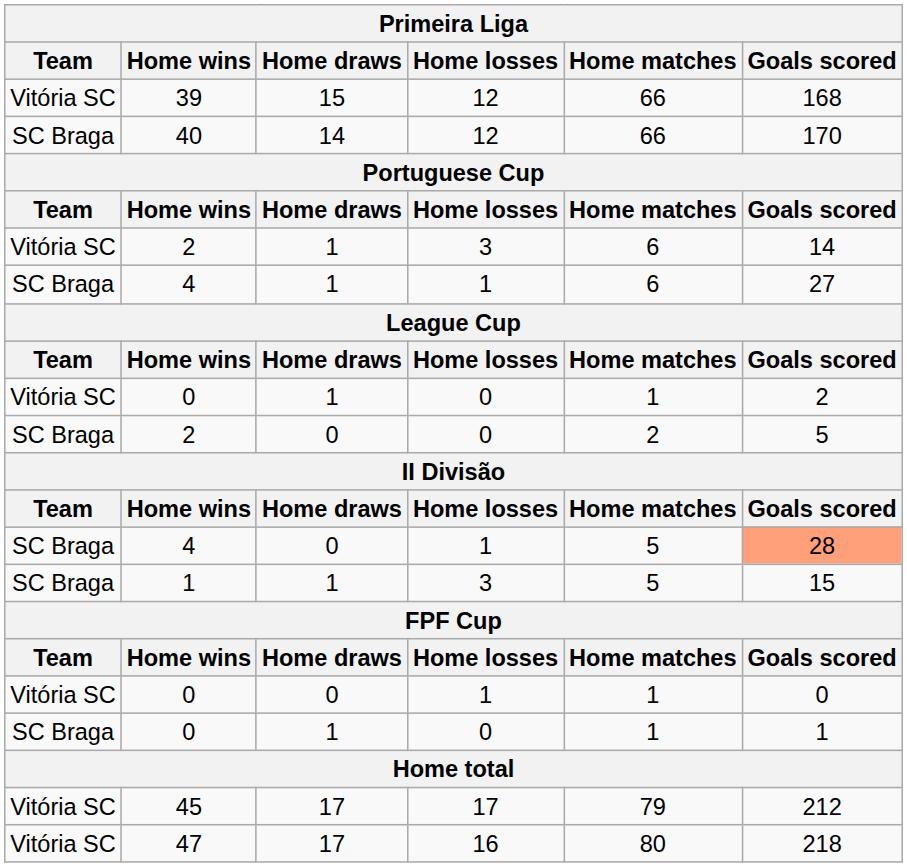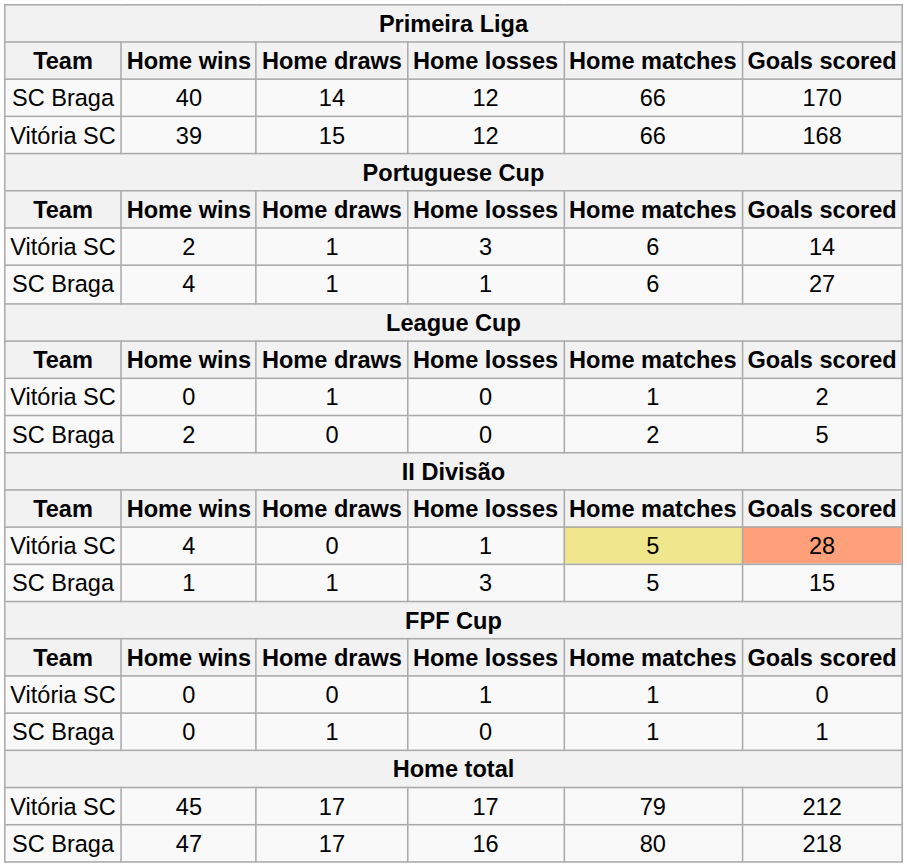rows swapped: (189, 98) <-> (189, 136)
(63, 546) SC Braga -> (63, 546) Vitória SC
(653, 546) no background -> (653, 546) khaki background
(63, 844) Vitória SC -> (63, 844) SC Braga
